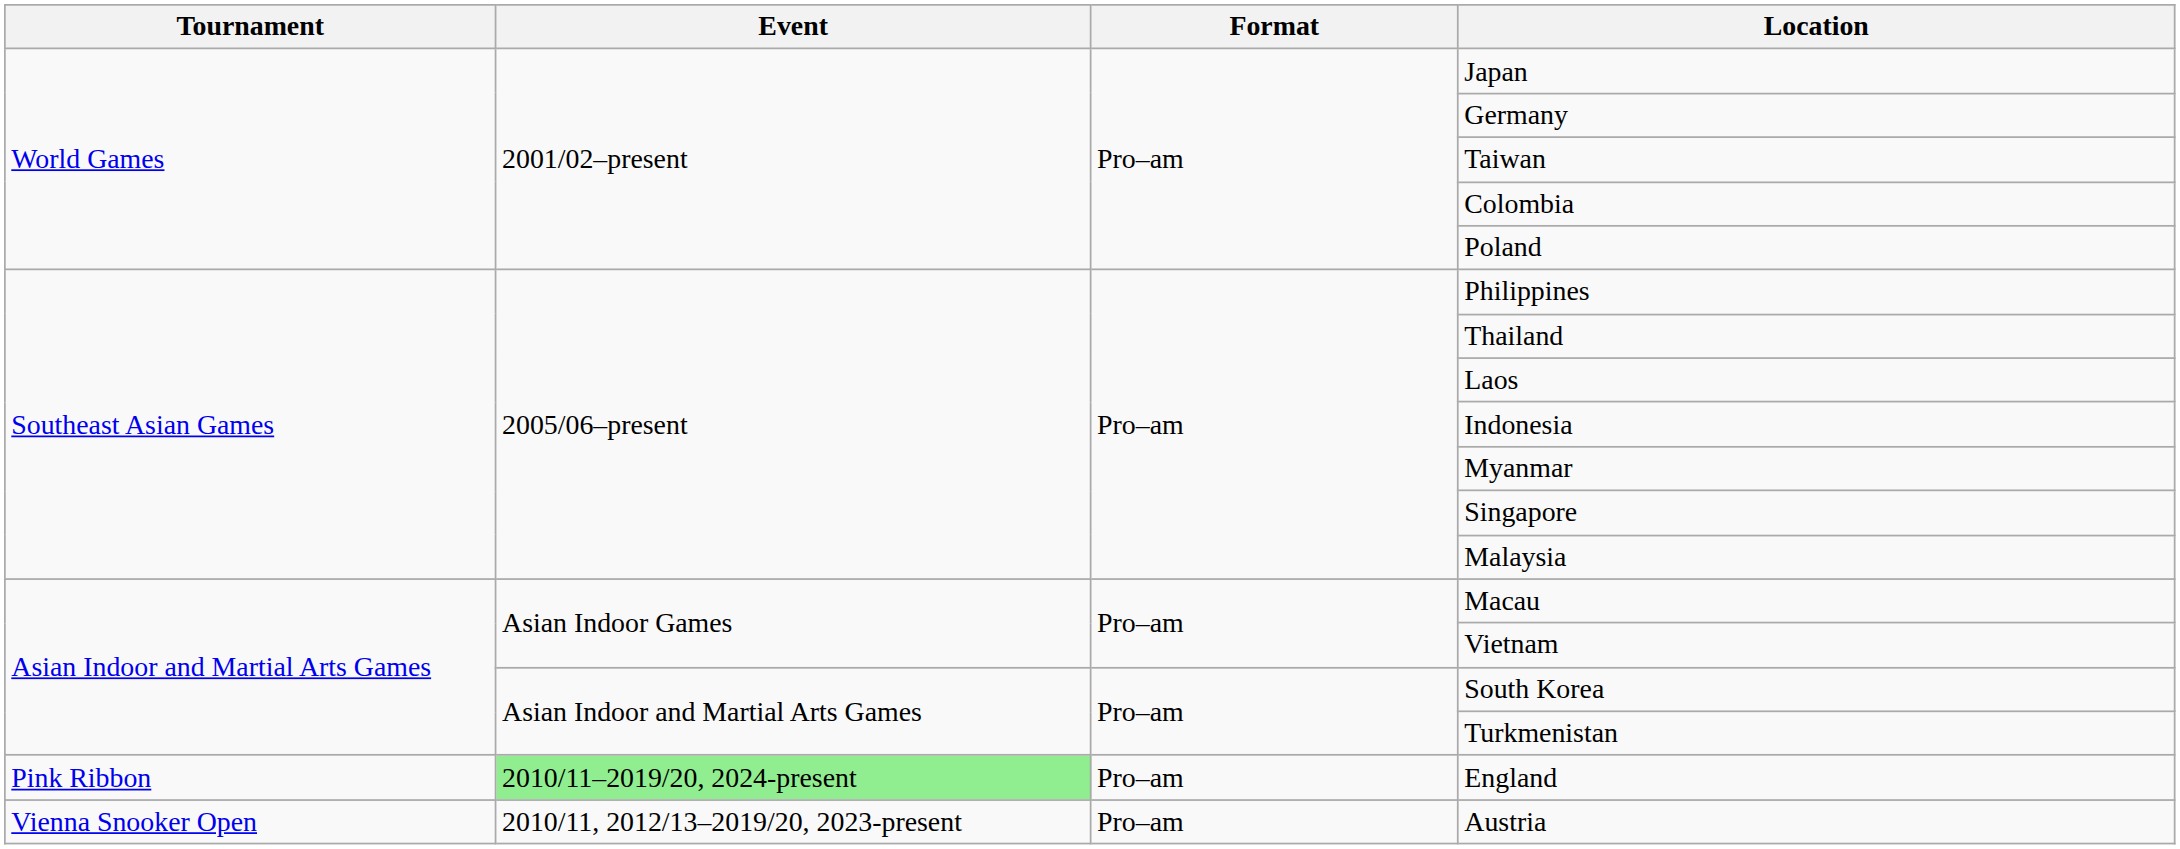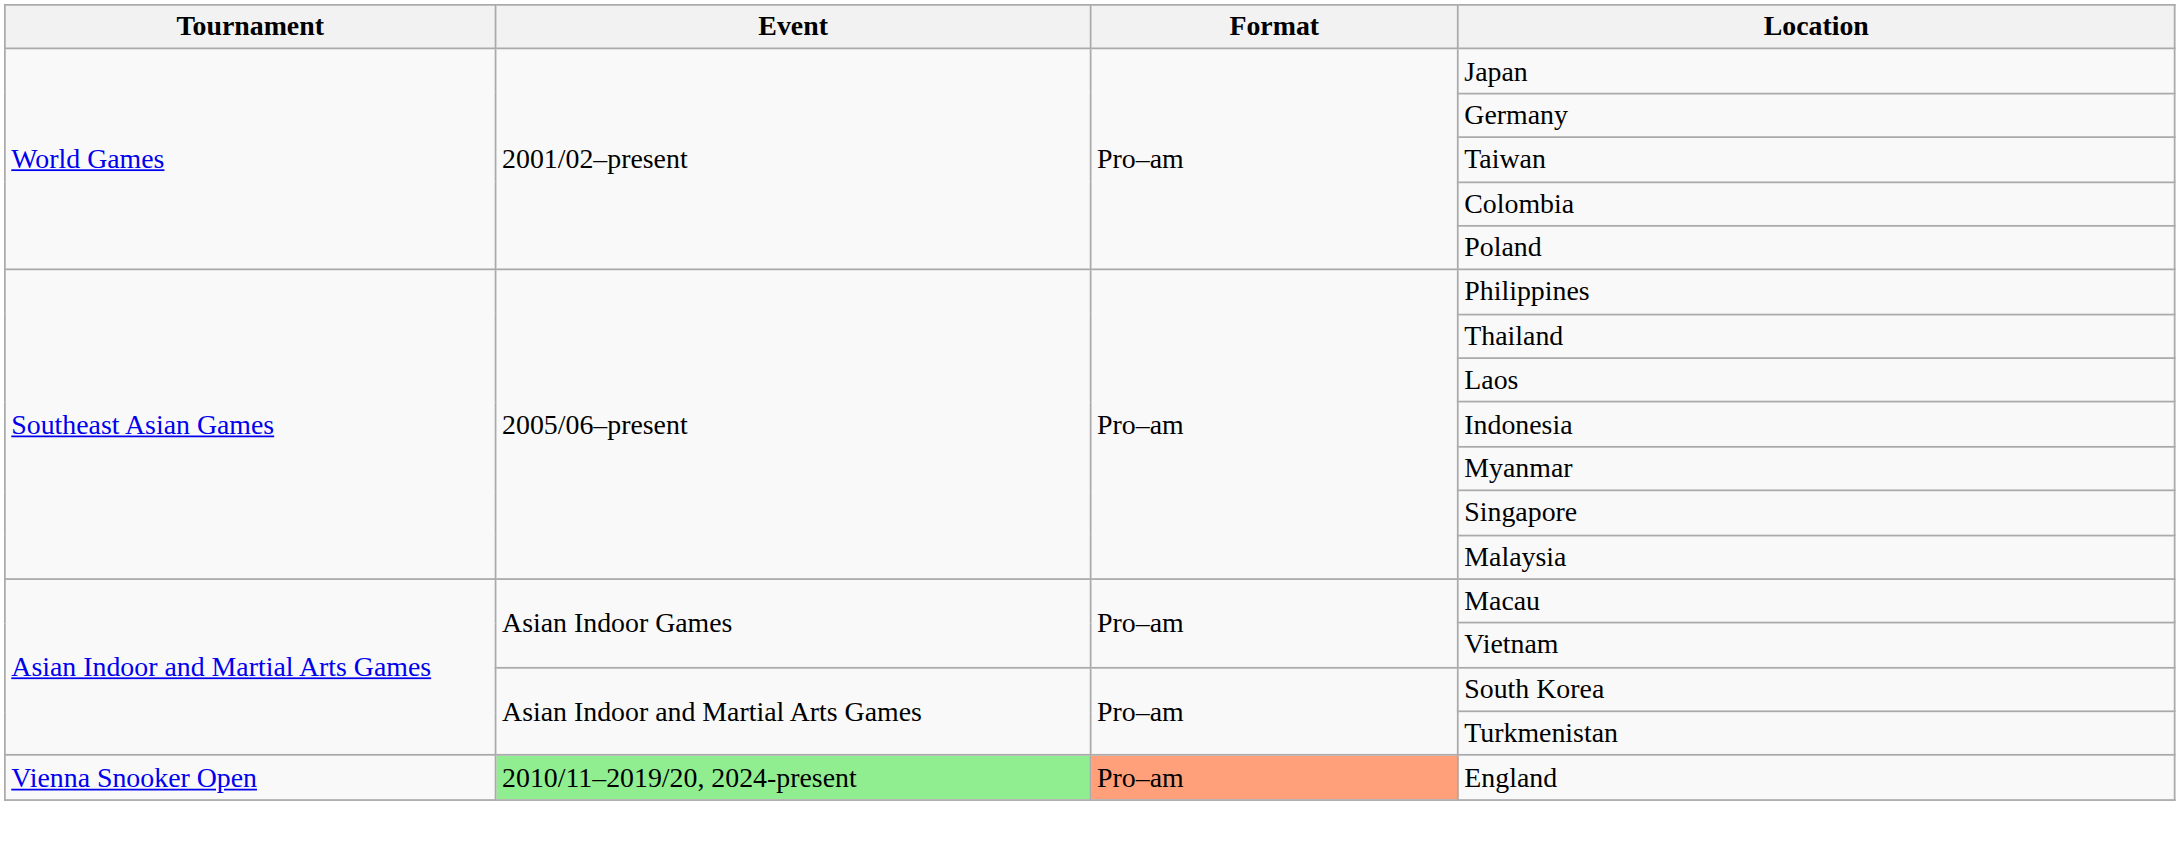(81, 777) Pink Ribbon -> (134, 777) Vienna Snooker Open
(1140, 777) no background -> (1140, 777) lightsalmon background
- row: (1505, 821)
